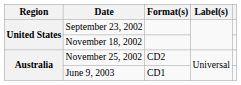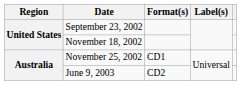(156, 57) CD2 -> (156, 57) CD1
(156, 73) CD1 -> (156, 73) CD2
